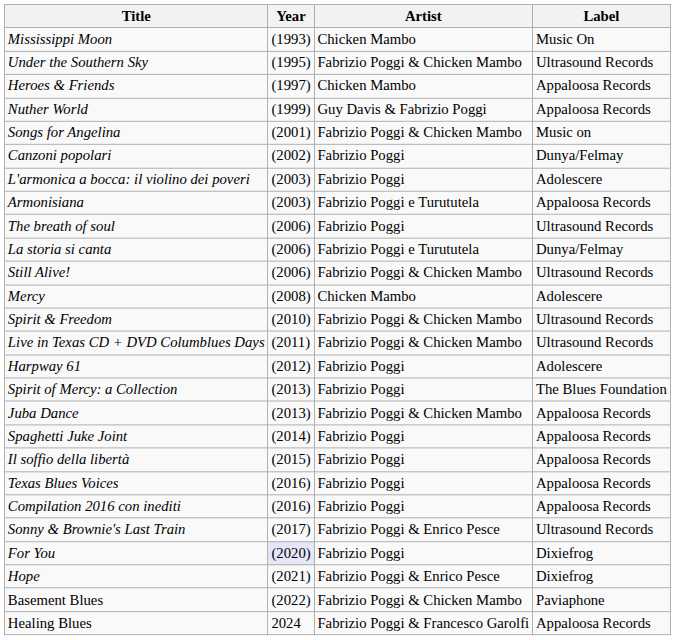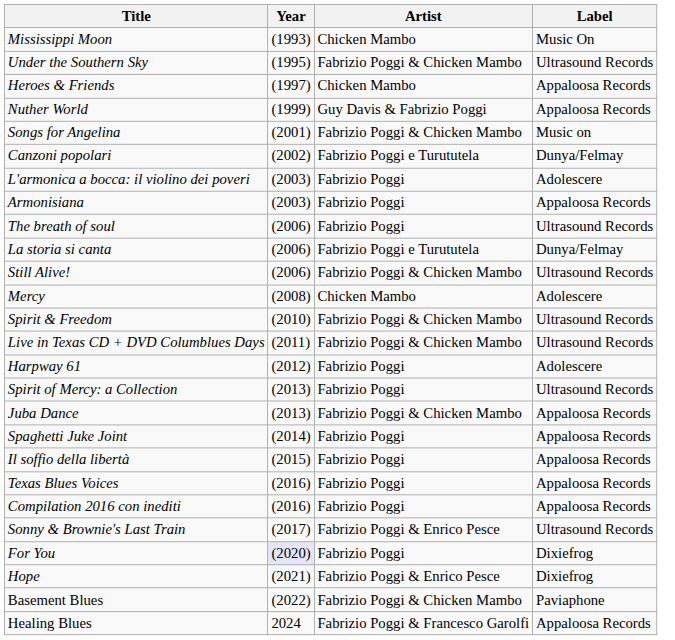(361, 156) Fabrizio Poggi -> (398, 156) Fabrizio Poggi e Turututela
(398, 202) Fabrizio Poggi e Turututela -> (361, 202) Fabrizio Poggi
(601, 389) The Blues Foundation -> (595, 389) Ultrasound Records
